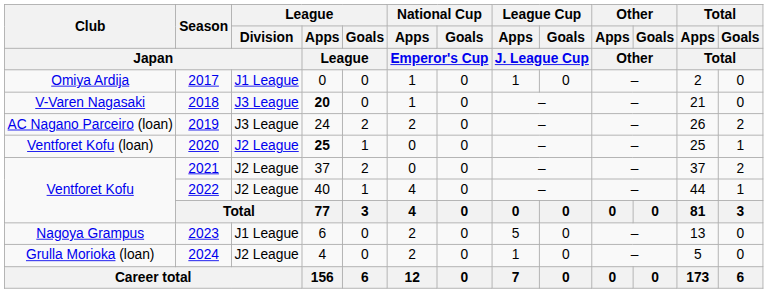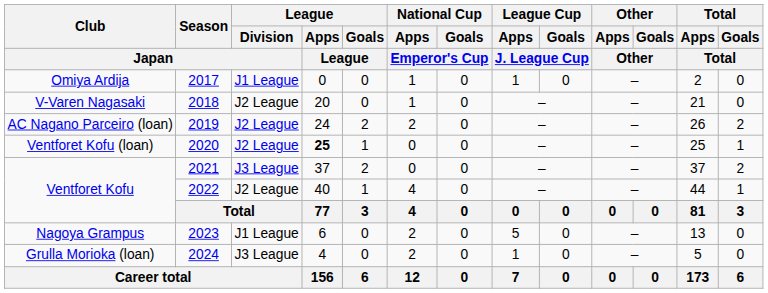(267, 102) J3 League -> (267, 102) J2 League
(322, 102) bold -> (322, 102) normal
(267, 124) J3 League -> (267, 124) J2 League
(267, 168) J2 League -> (267, 168) J3 League
(267, 255) J2 League -> (267, 255) J3 League
